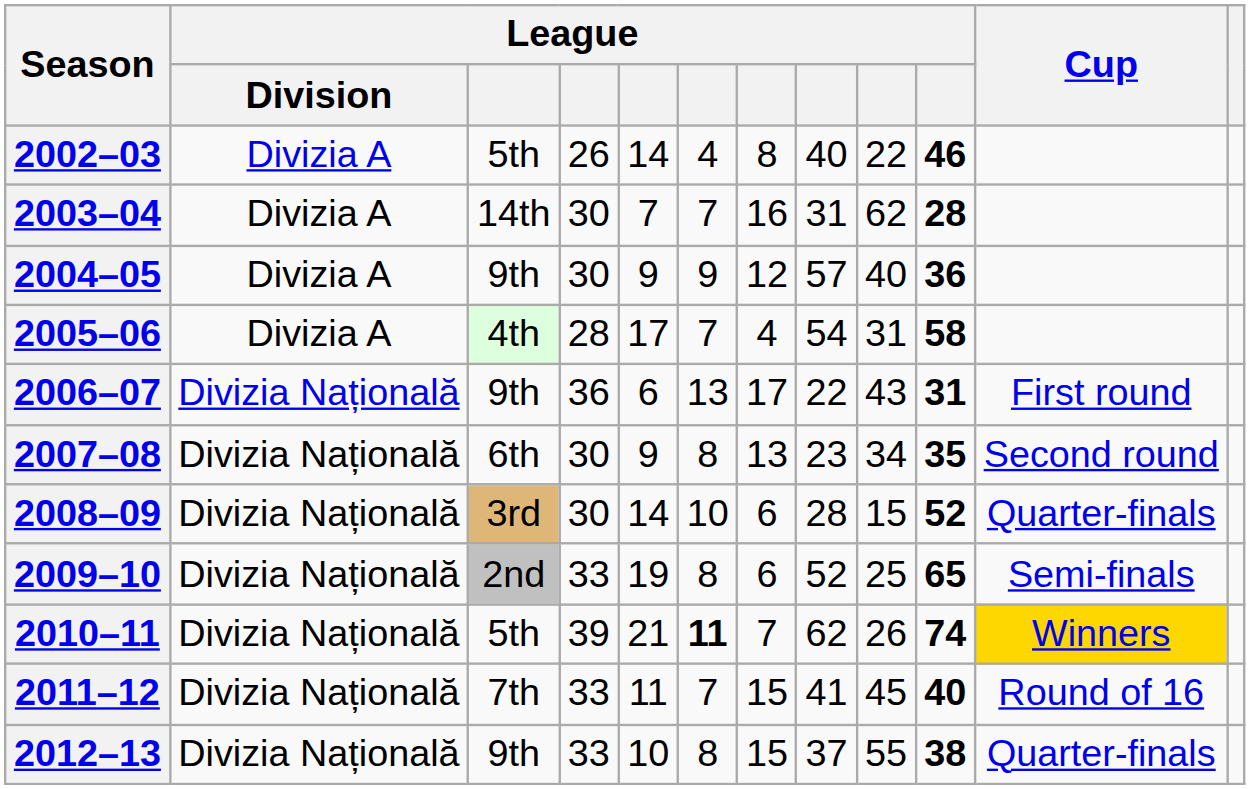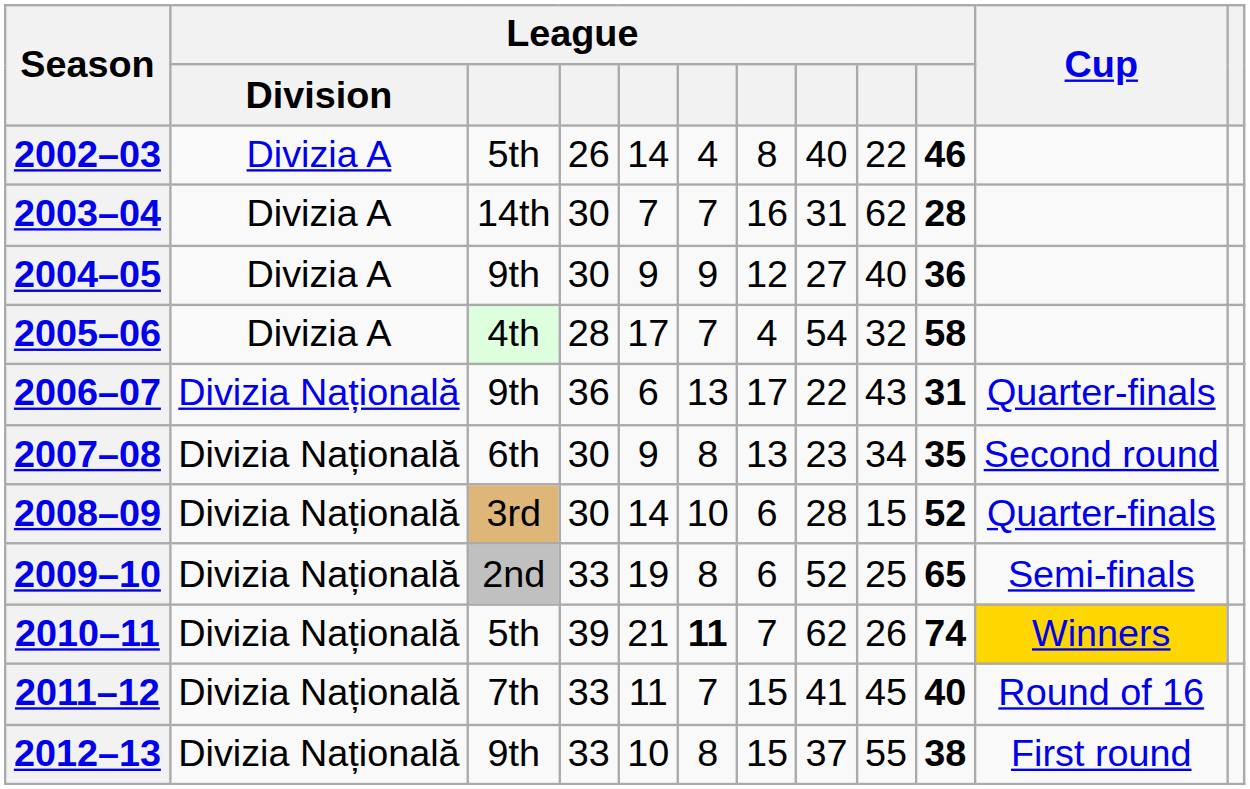(826, 273) 57 -> (826, 273) 27
(886, 333) 31 -> (886, 333) 32
(1101, 393) First round -> (1101, 393) Quarter-finals
(1101, 753) Quarter-finals -> (1101, 753) First round
